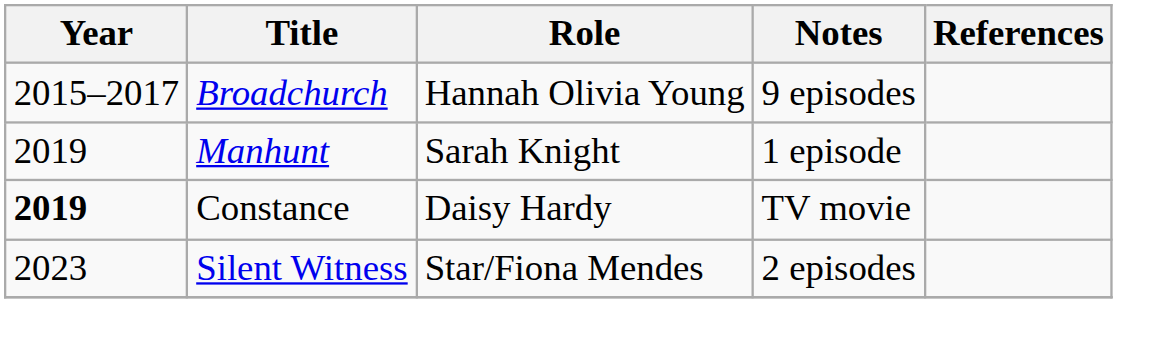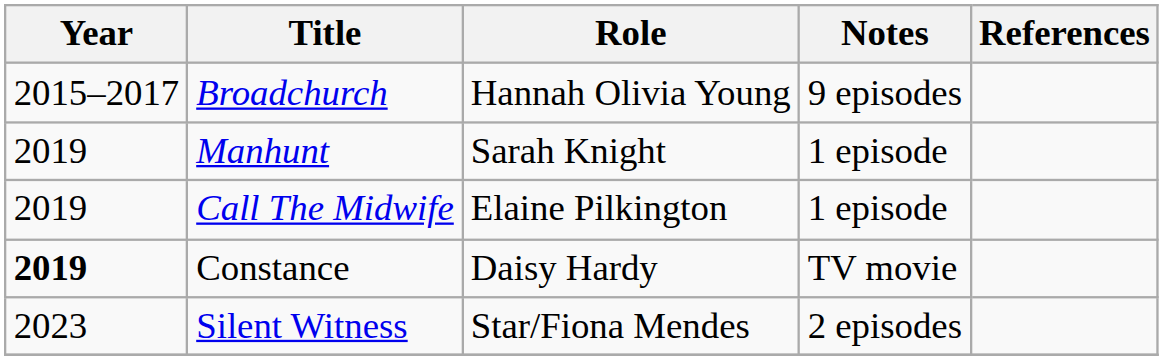+ row: (325, 208)
